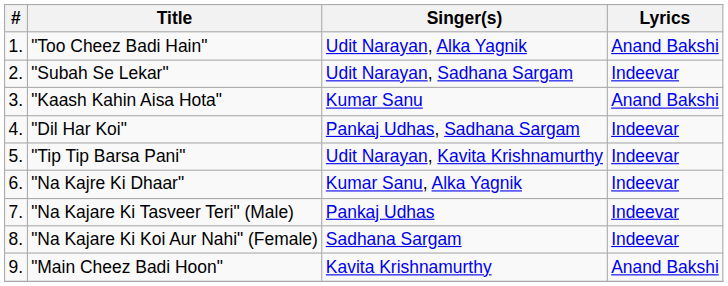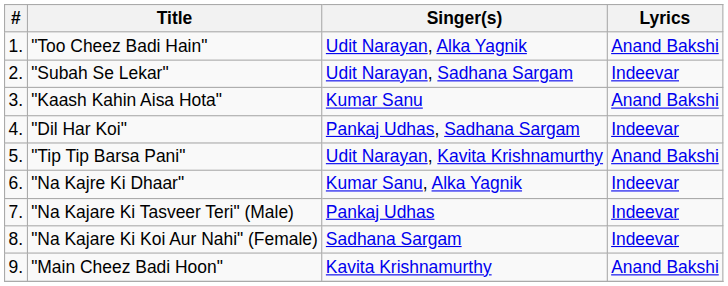(645, 156) Indeevar -> (665, 156) Anand Bakshi
